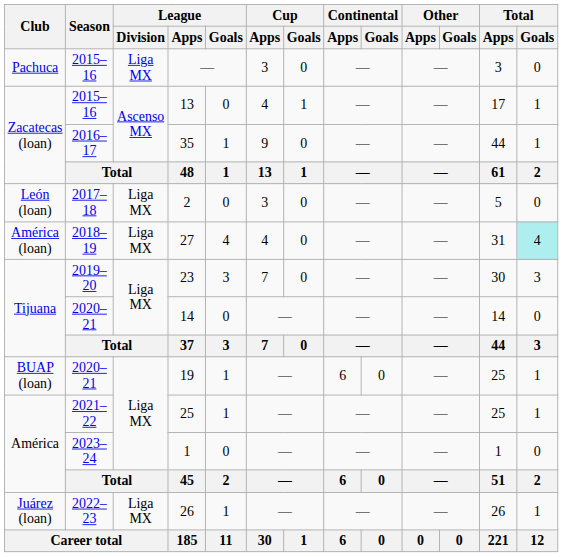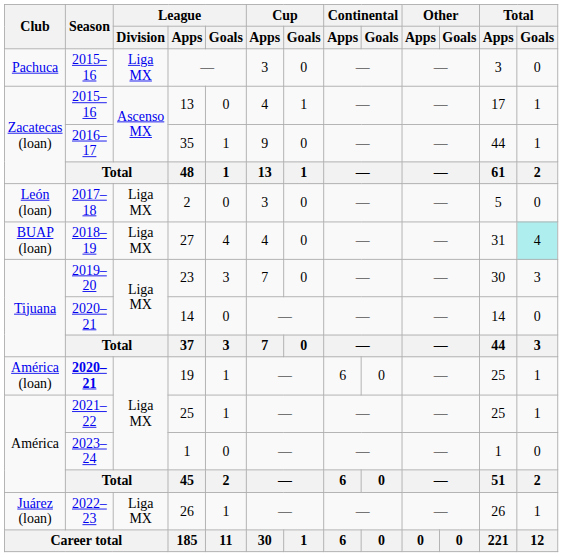(35, 240) América (loan) -> (35, 240) BUAP (loan)
(35, 375) BUAP (loan) -> (35, 375) América (loan)
(89, 375) normal -> (89, 375) bold
